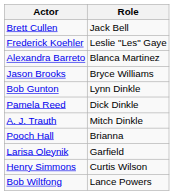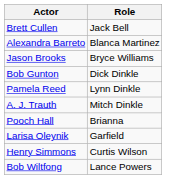- row: (45, 43)
(115, 89) Lynn Dinkle -> (114, 74) Dick Dinkle
(114, 105) Dick Dinkle -> (115, 89) Lynn Dinkle
